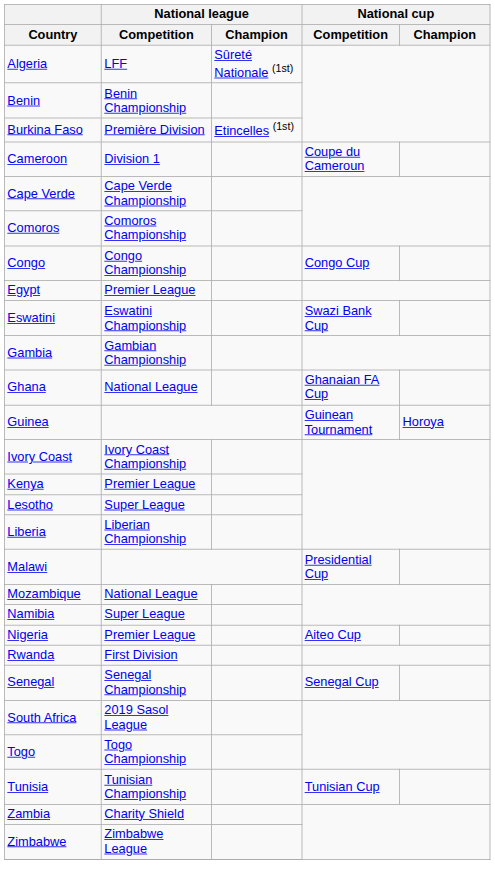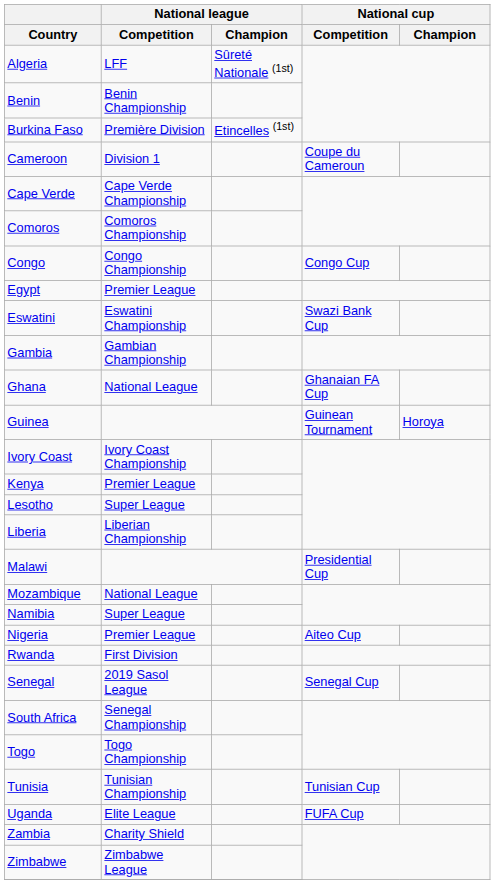(145, 682) Senegal Championship -> (136, 682) 2019 Sasol League
(136, 717) 2019 Sasol League -> (145, 717) Senegal Championship
+ row: (30, 814)
